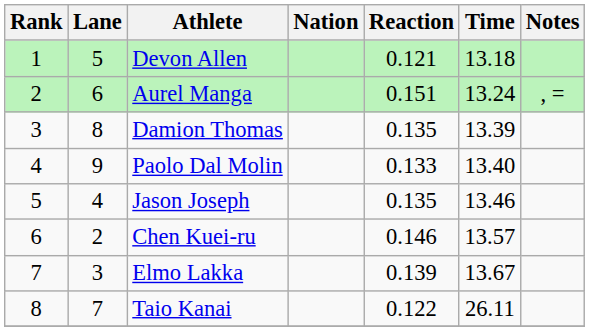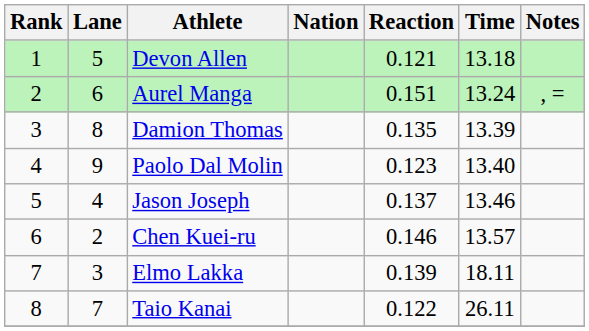(411, 165) 0.133 -> (411, 165) 0.123
(411, 201) 0.135 -> (411, 201) 0.137
(490, 272) 13.67 -> (490, 272) 18.11
